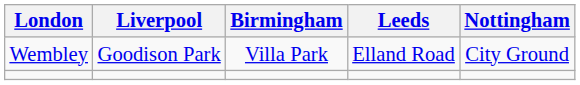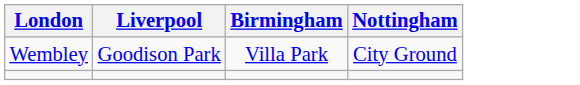- column: (403, 20)
